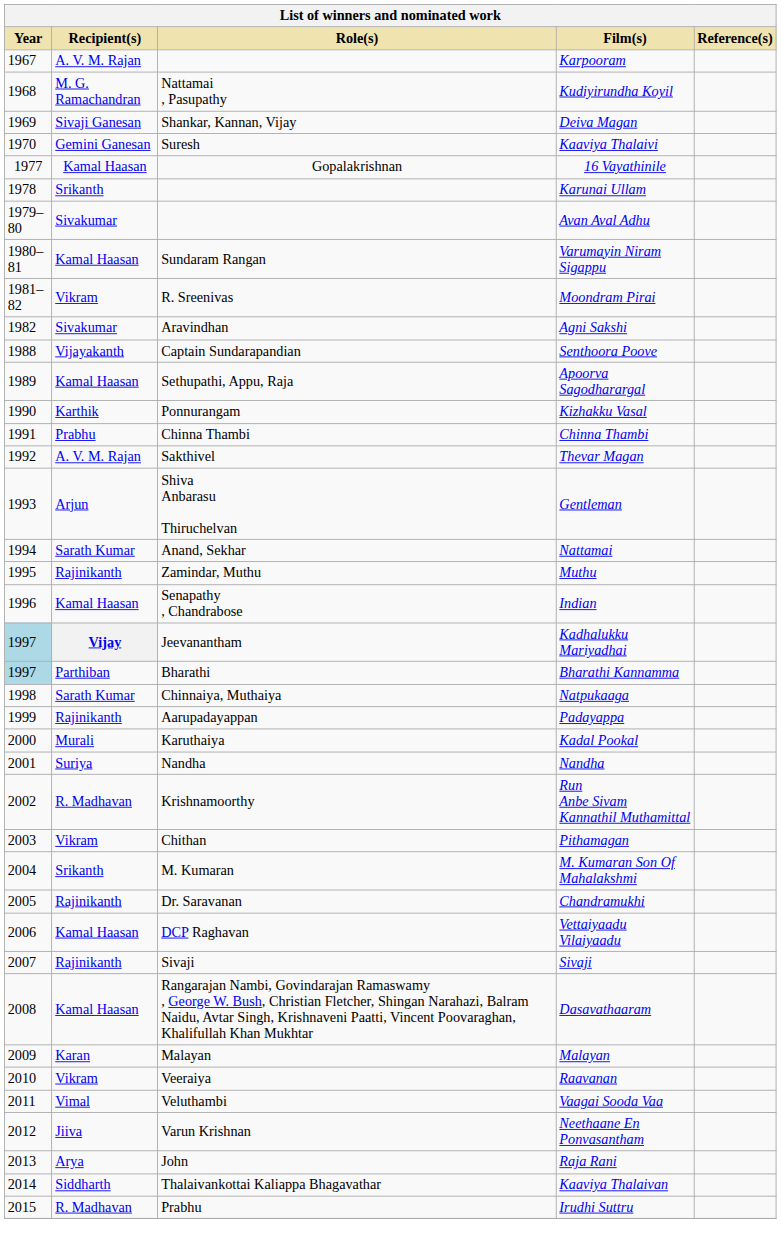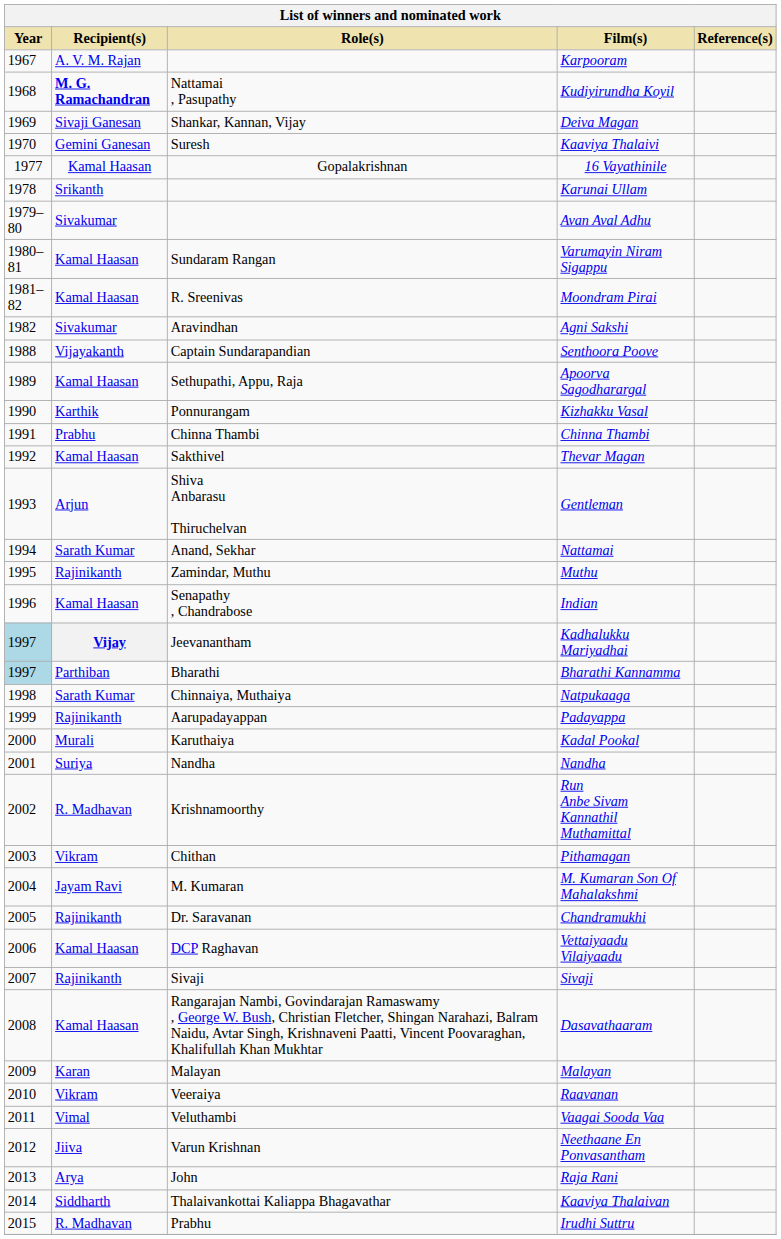(98, 91) normal -> (103, 91) bold
(77, 297) Vikram -> (97, 297) Kamal Haasan
(98, 457) A. V. M. Rajan -> (97, 457) Kamal Haasan
(79, 870) Srikanth -> (89, 886) Jayam Ravi
